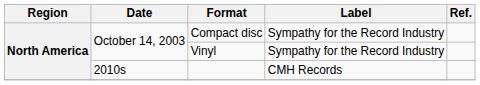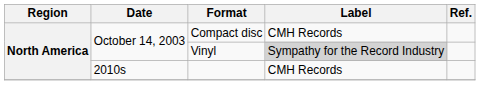(356, 32) Sympathy for the Record Industry -> (305, 32) CMH Records
(356, 51) no background -> (356, 51) lightgrey background
